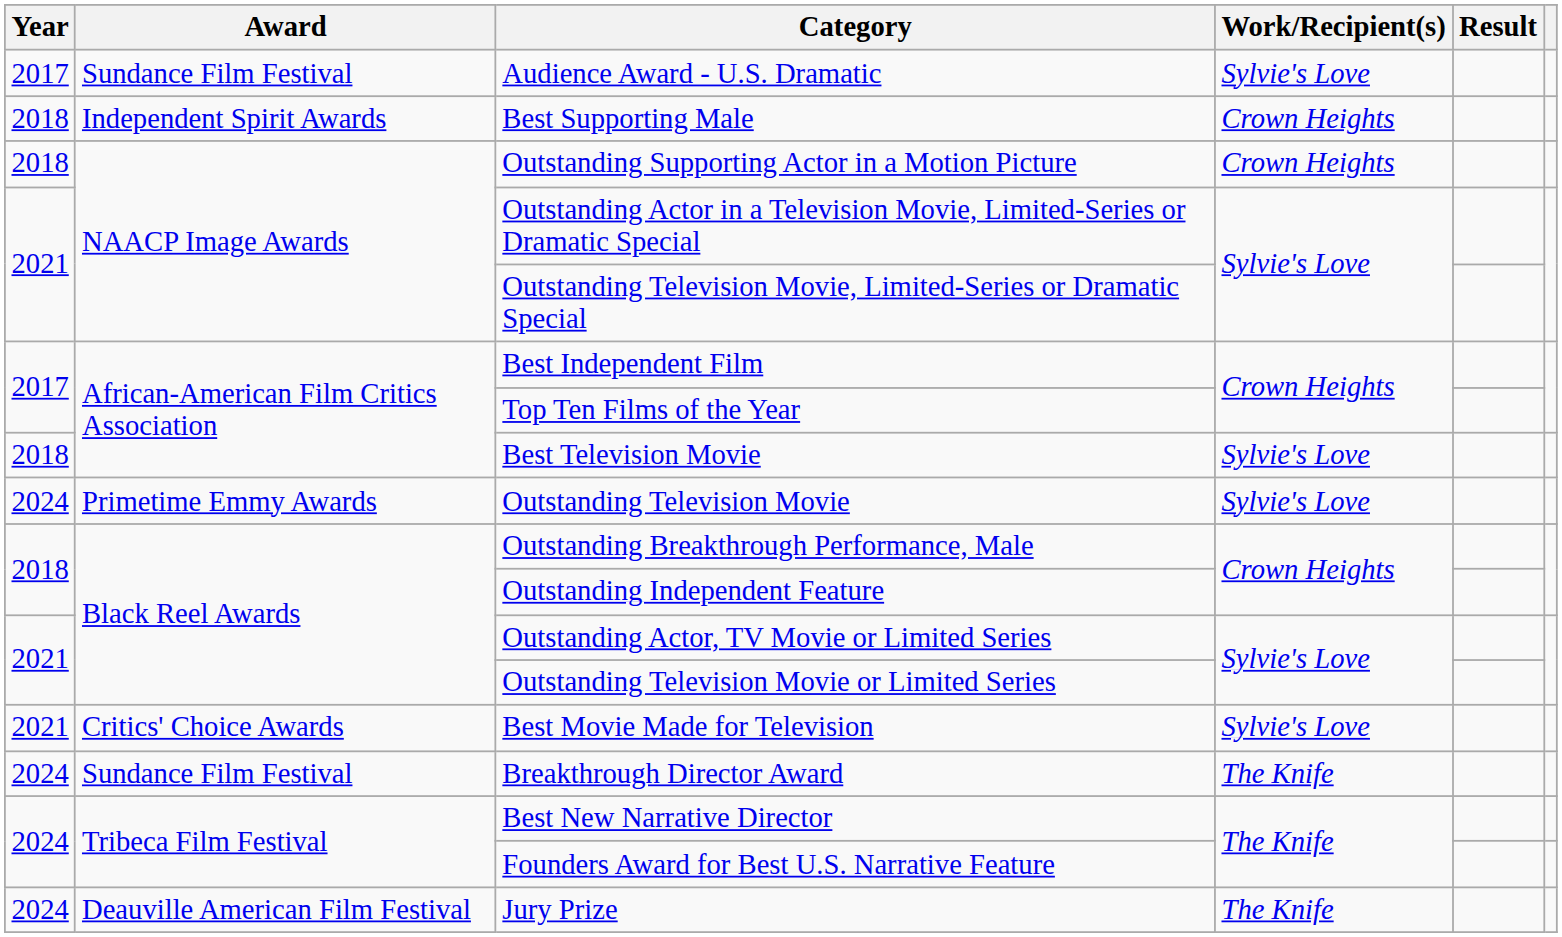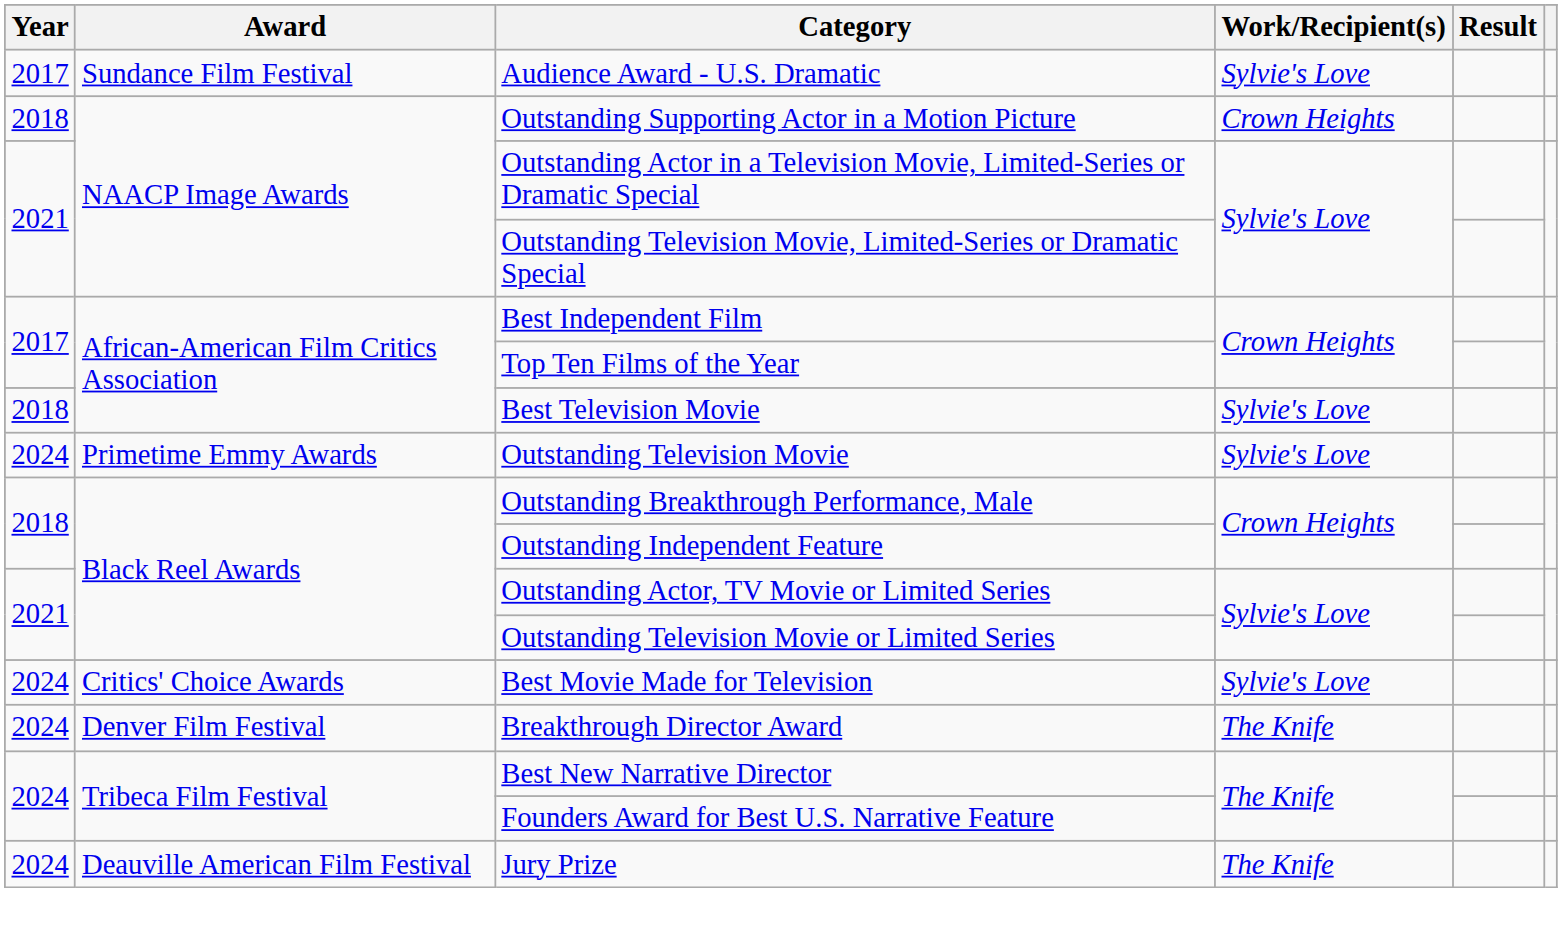- row: (628, 118)
(40, 727) 2021 -> (40, 682) 2024
(217, 772) Sundance Film Festival -> (204, 727) Denver Film Festival
